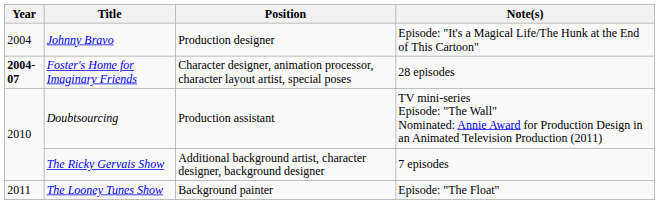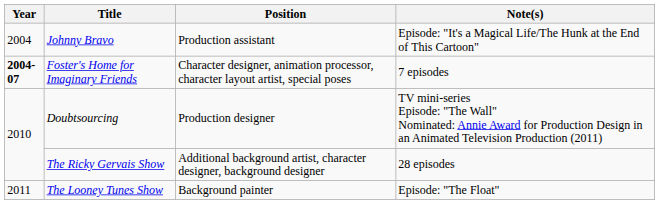(226, 39) Production designer -> (226, 39) Production assistant
(427, 72) 28 episodes -> (424, 72) 7 episodes
(226, 118) Production assistant -> (226, 118) Production designer
(424, 164) 7 episodes -> (427, 164) 28 episodes
